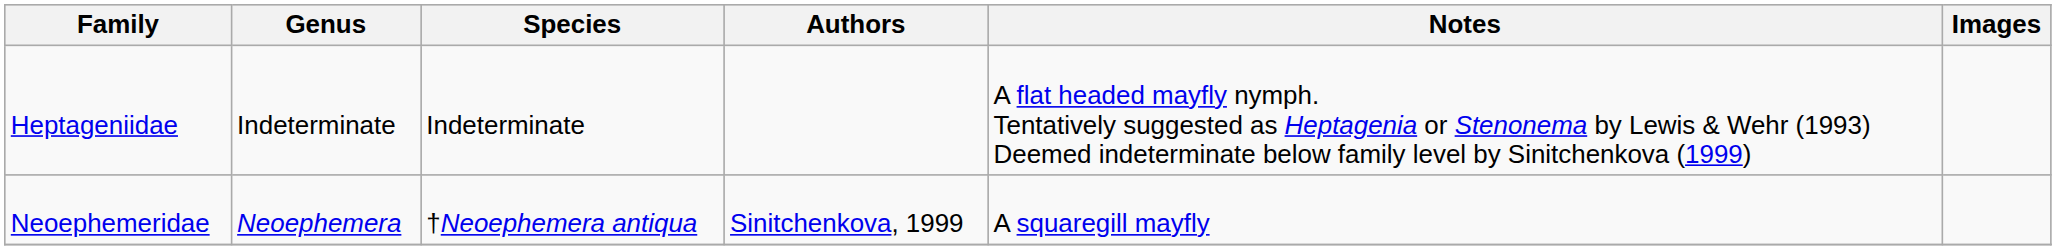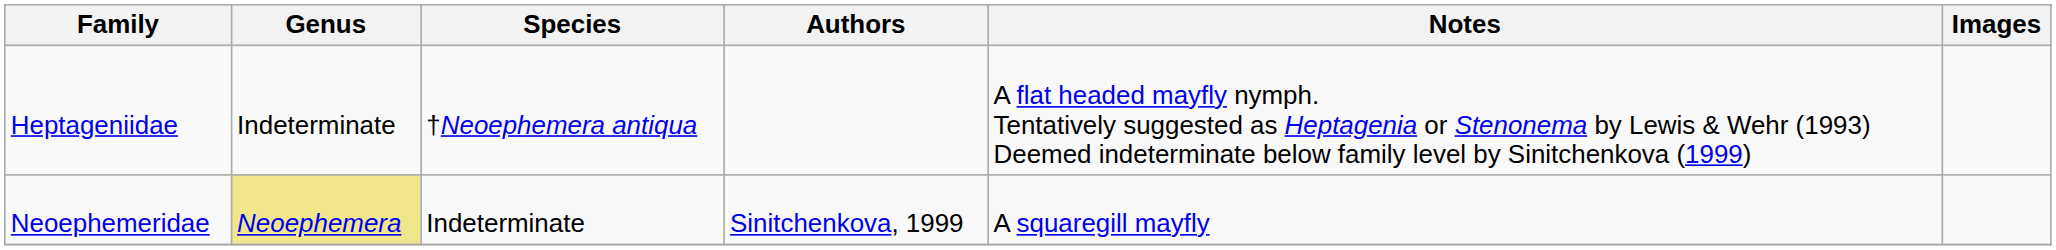(506, 124) Indeterminate -> (562, 124) †Neoephemera antiqua
(319, 223) no background -> (319, 223) khaki background
(562, 223) †Neoephemera antiqua -> (506, 223) Indeterminate
